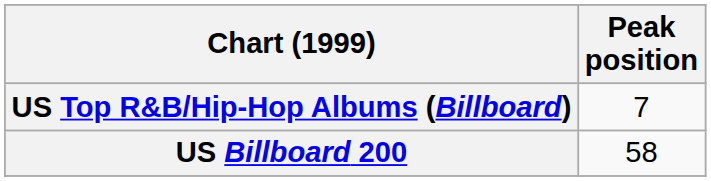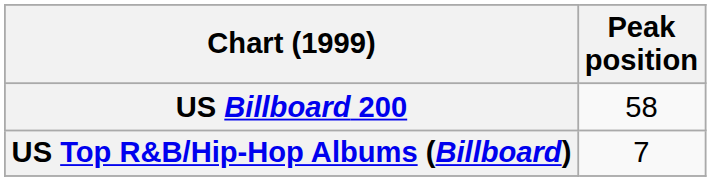rows swapped: (291, 152) <-> (291, 106)
